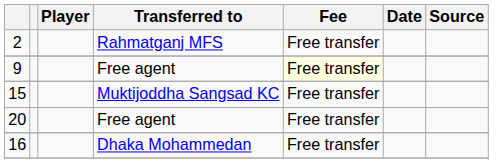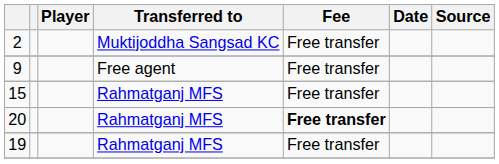(160, 42) Rahmatganj MFS -> (188, 42) Muktijoddha Sangsad KC
(333, 68) lightyellow background -> (333, 68) no background
(188, 94) Muktijoddha Sangsad KC -> (160, 94) Rahmatganj MFS
(136, 119) Free agent -> (160, 119) Rahmatganj MFS
(333, 119) normal -> (336, 119) bold
- row: (17, 145)
+ row: (17, 145)
